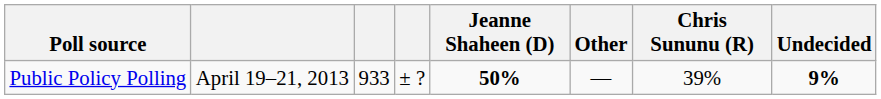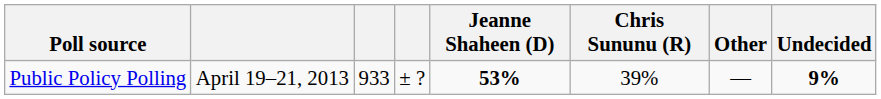columns swapped: (702, 32) <-> (601, 44)
(500, 77) 50% -> (500, 77) 53%
